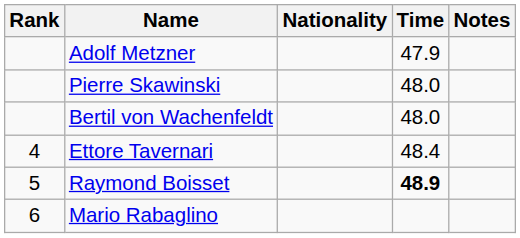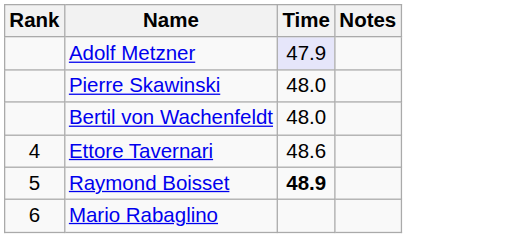- column: (335, 20)
(420, 53) no background -> (306, 53) lavender background
(420, 150) 48.4 -> (306, 150) 48.6
